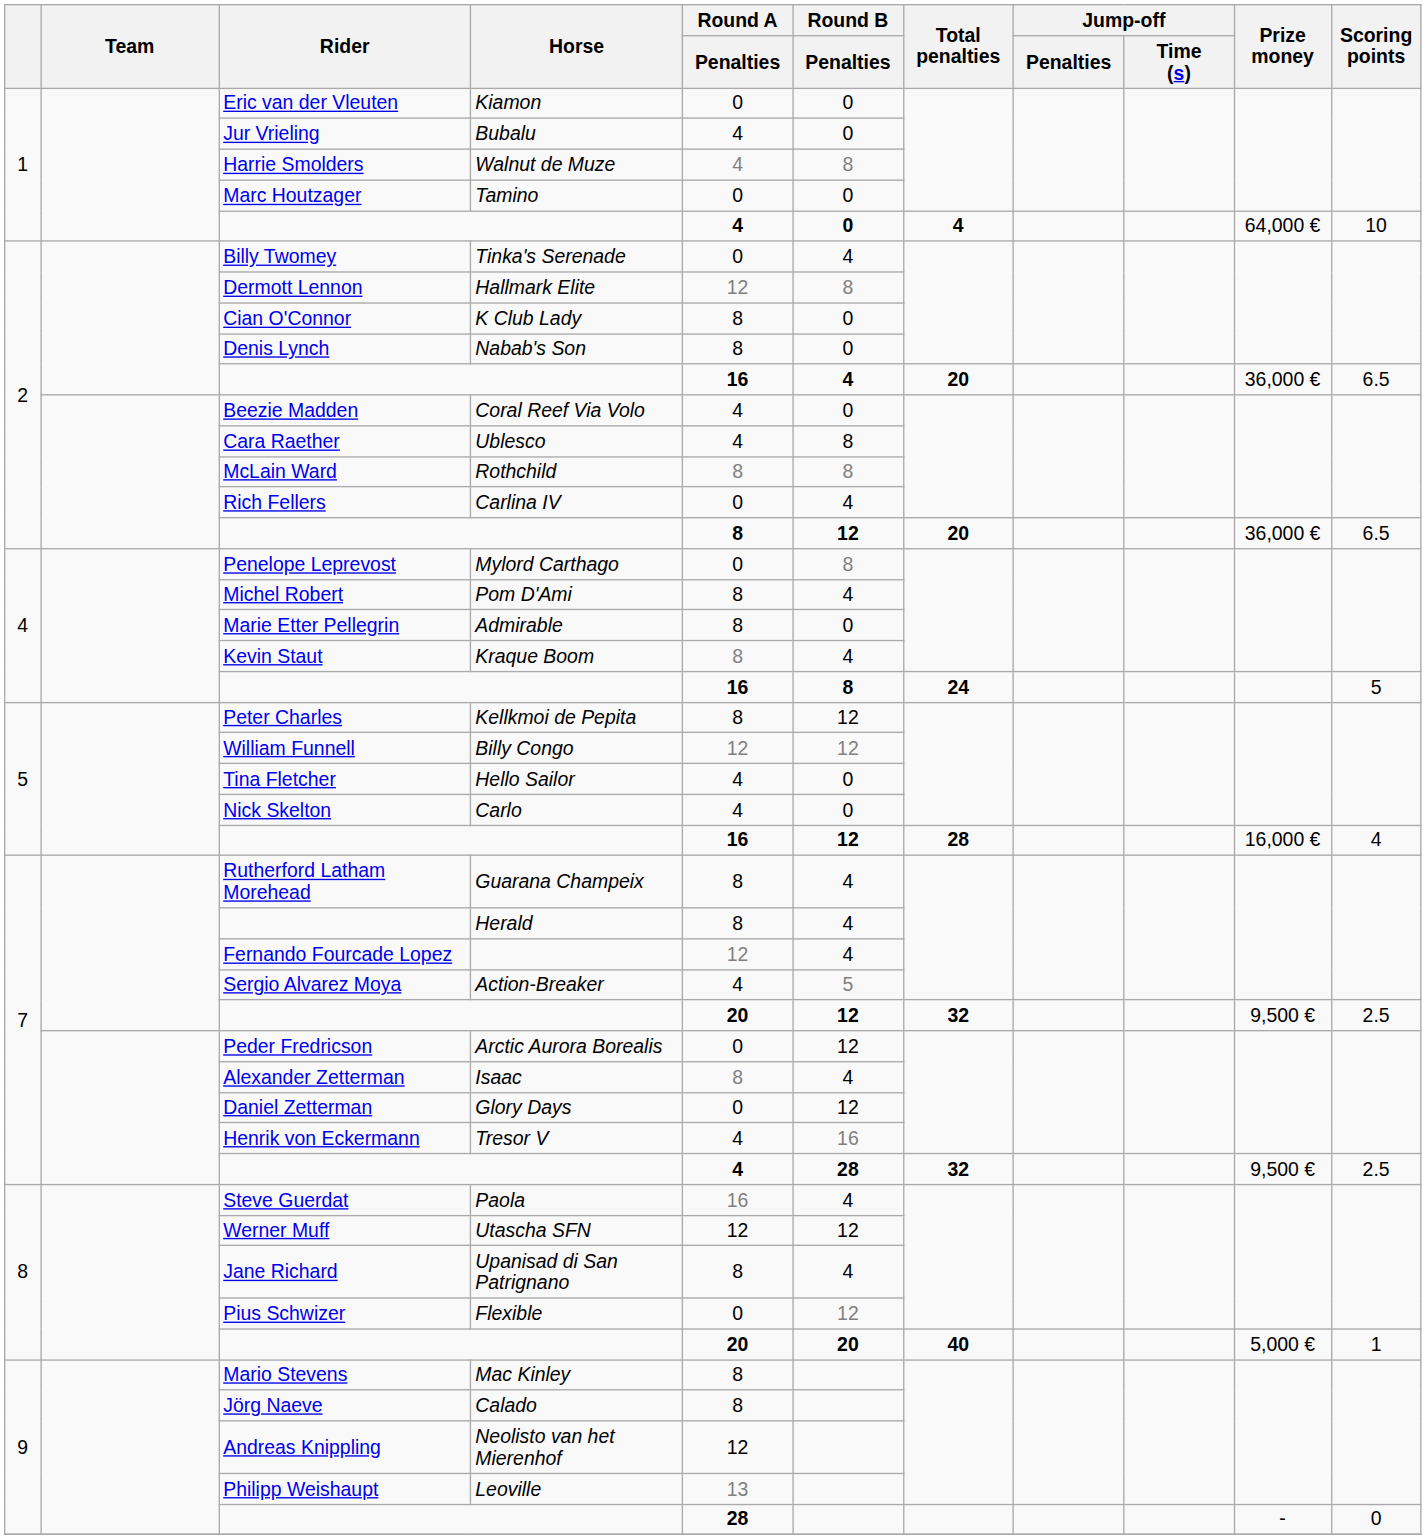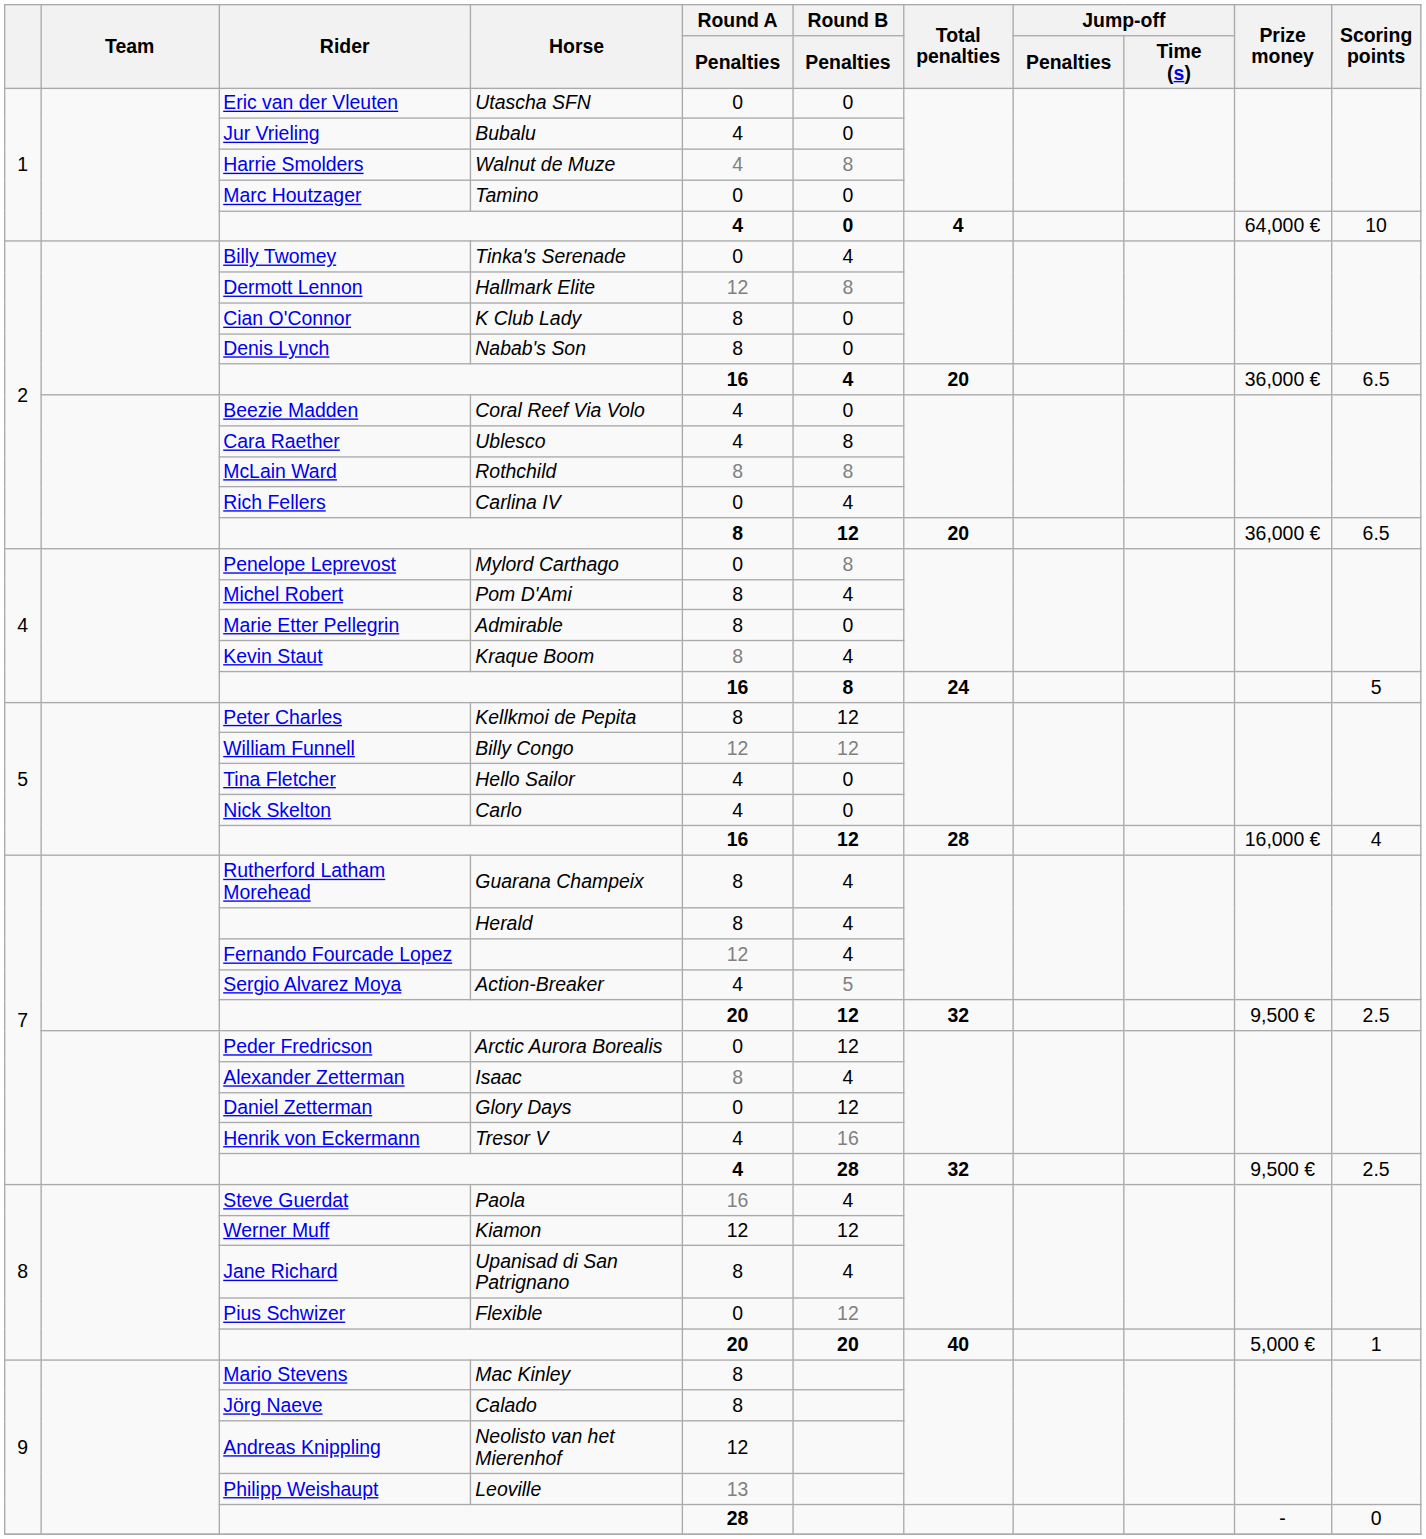(508, 103) Kiamon -> (533, 103) Utascha SFN
(533, 1231) Utascha SFN -> (508, 1231) Kiamon
